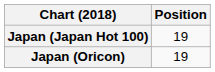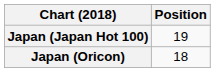(181, 57) 19 -> (181, 57) 18
